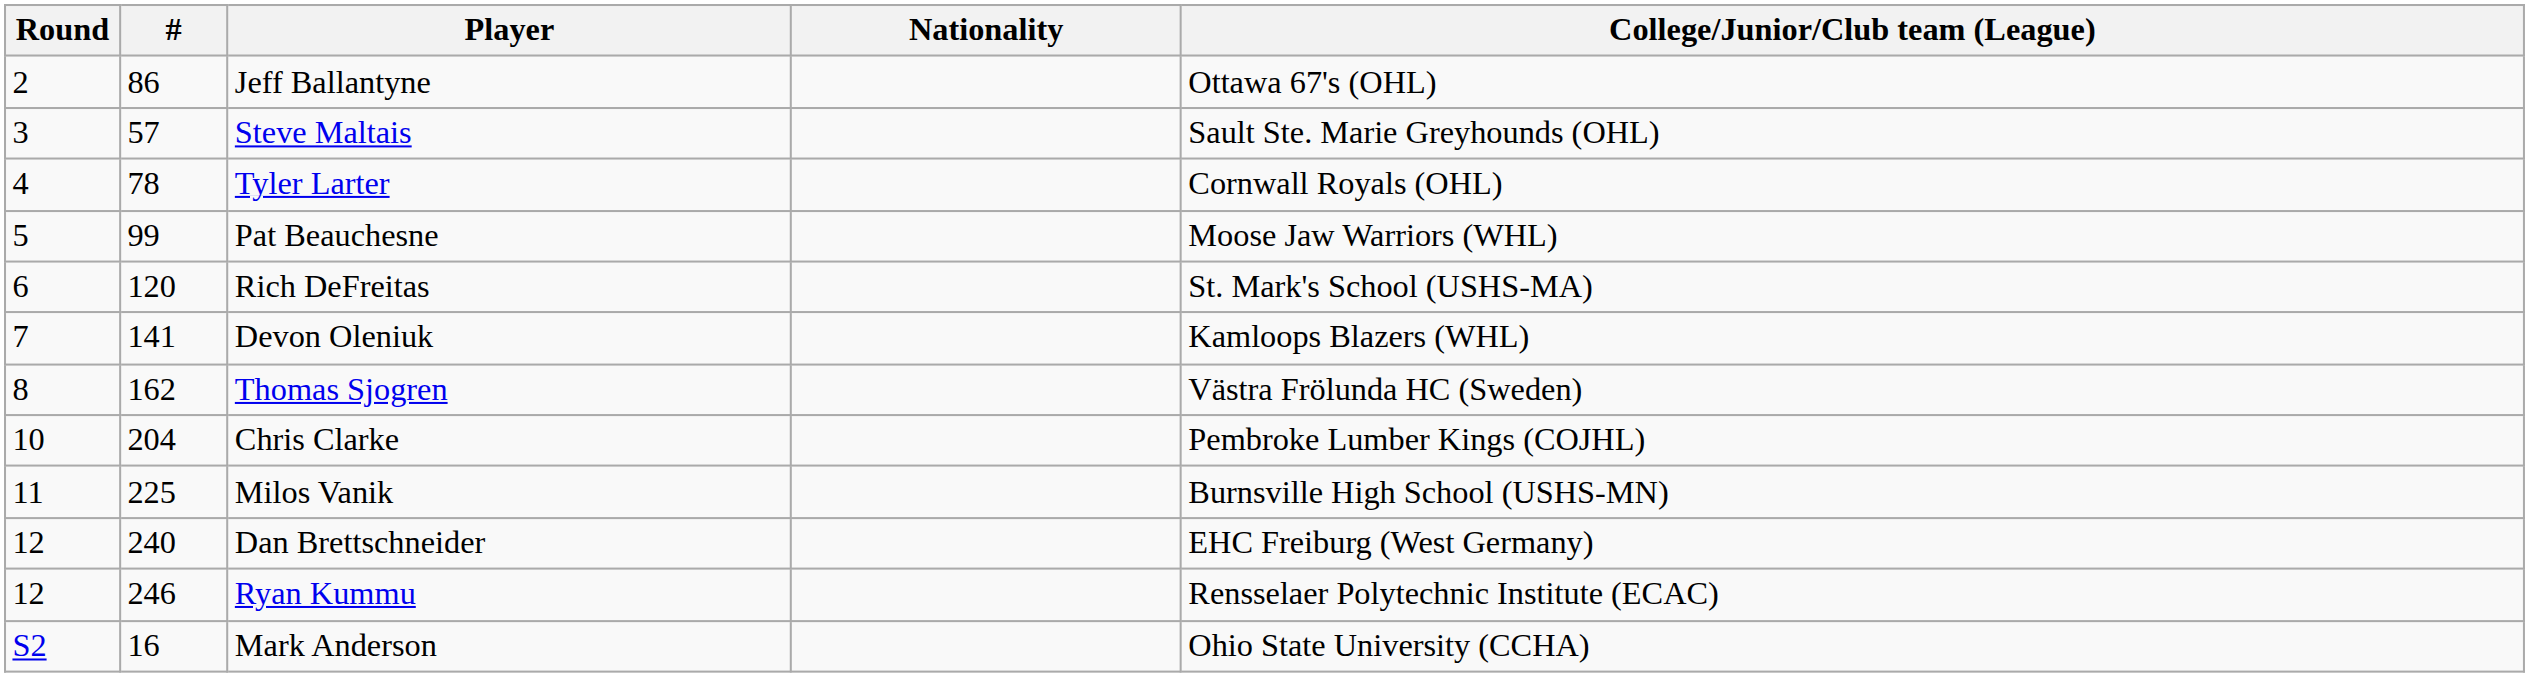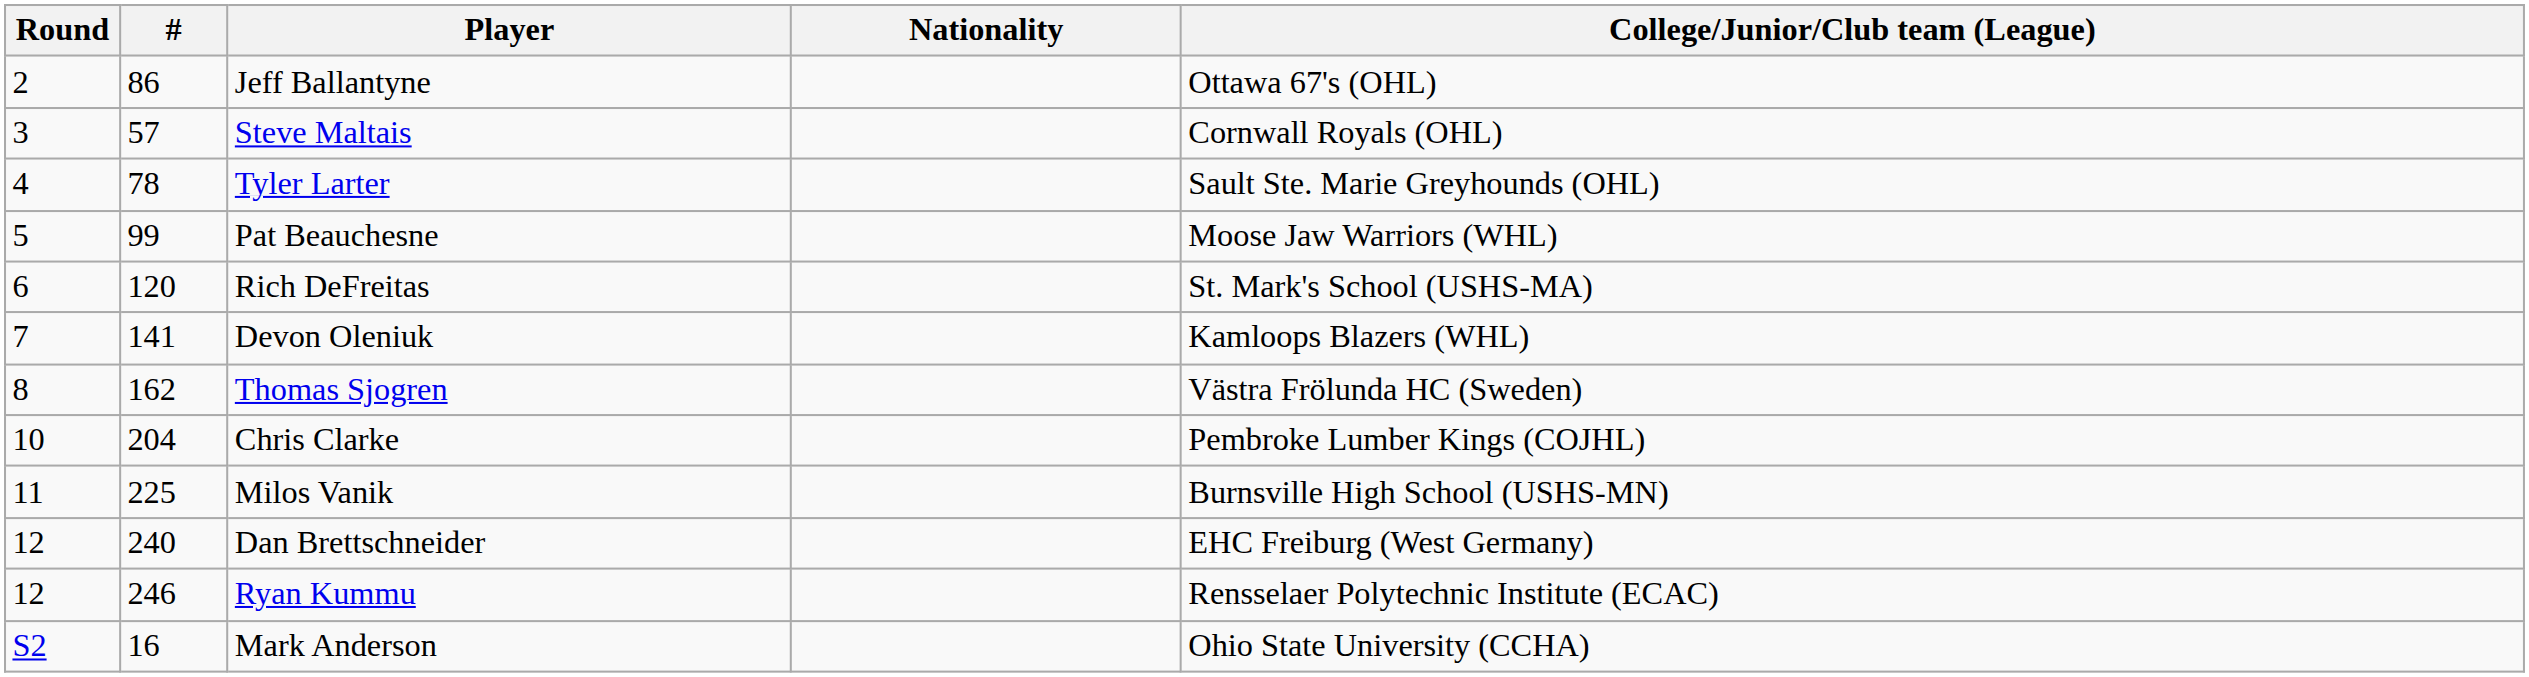(1424, 132) Sault Ste. Marie Greyhounds (OHL) -> (1345, 132) Cornwall Royals (OHL)
(1345, 183) Cornwall Royals (OHL) -> (1424, 183) Sault Ste. Marie Greyhounds (OHL)
